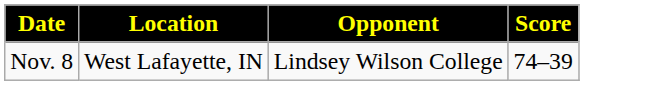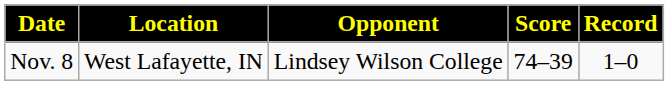+ column: (621, 23)
